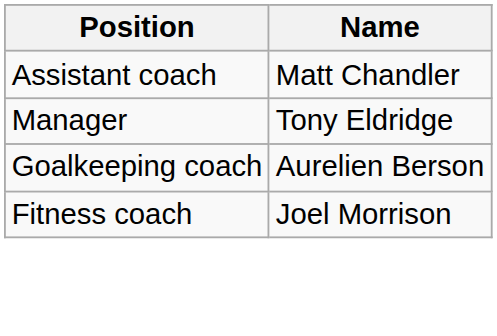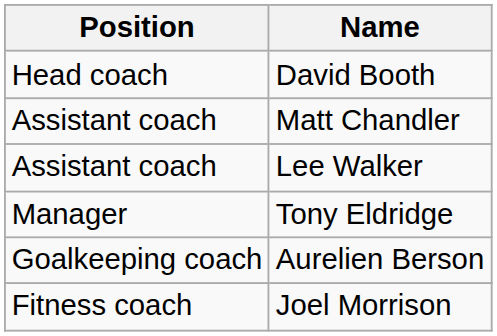+ row: (356, 74)
+ row: (349, 167)
